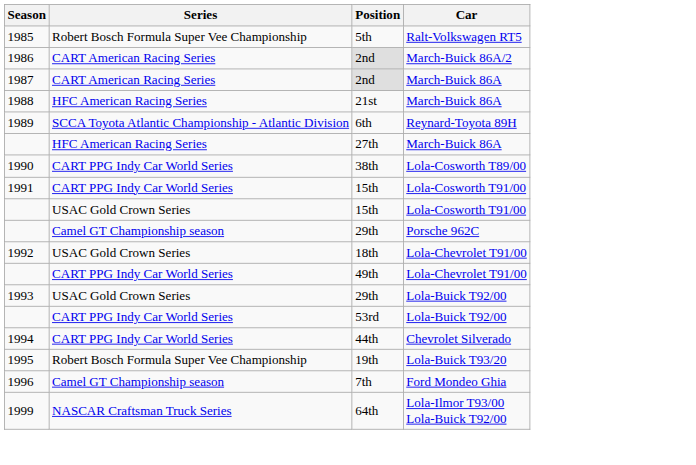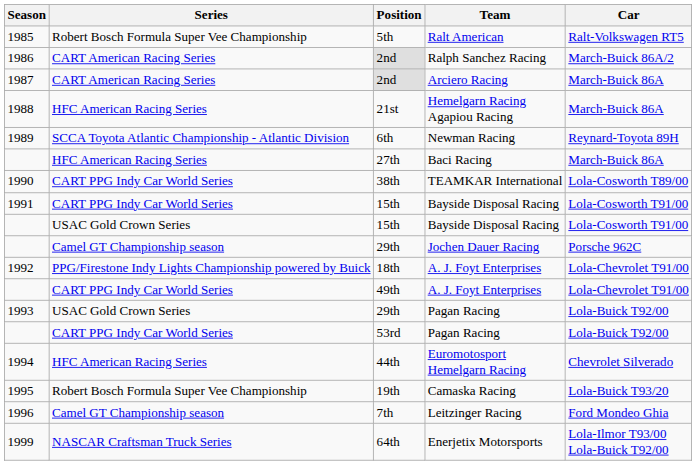+ column: (495, 15)
(121, 252) USAC Gold Crown Series -> (211, 268) PPG/Firestone Indy Lights Championship powered by Buick
(142, 338) CART PPG Indy Car World Series -> (129, 361) HFC American Racing Series
